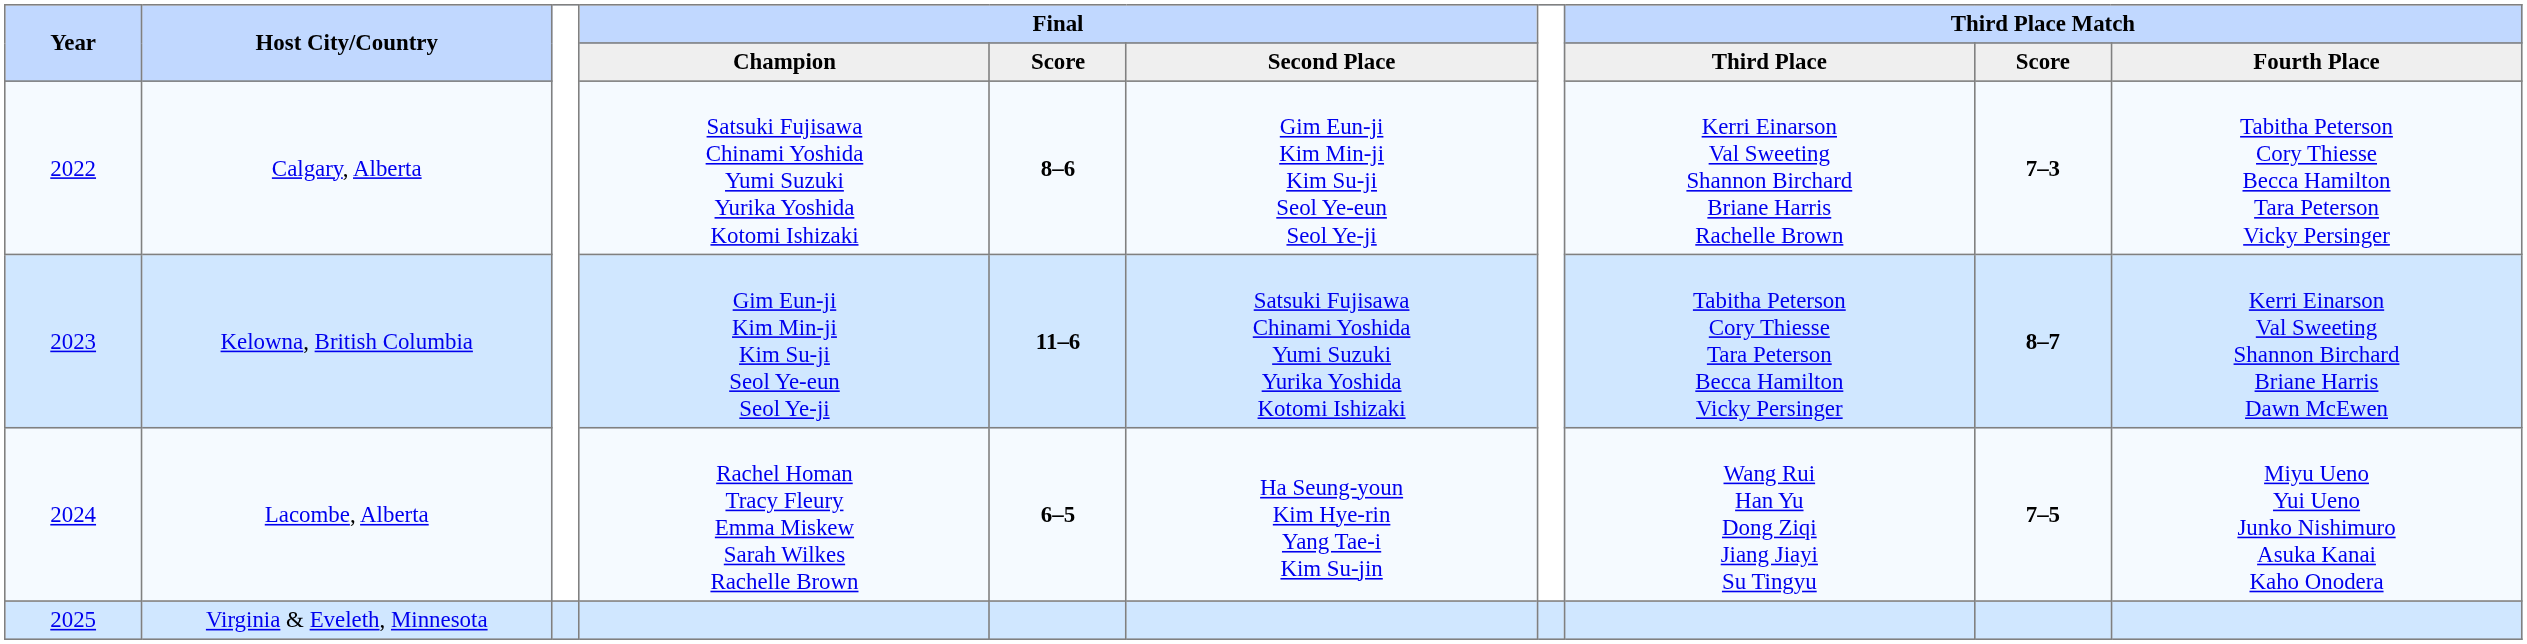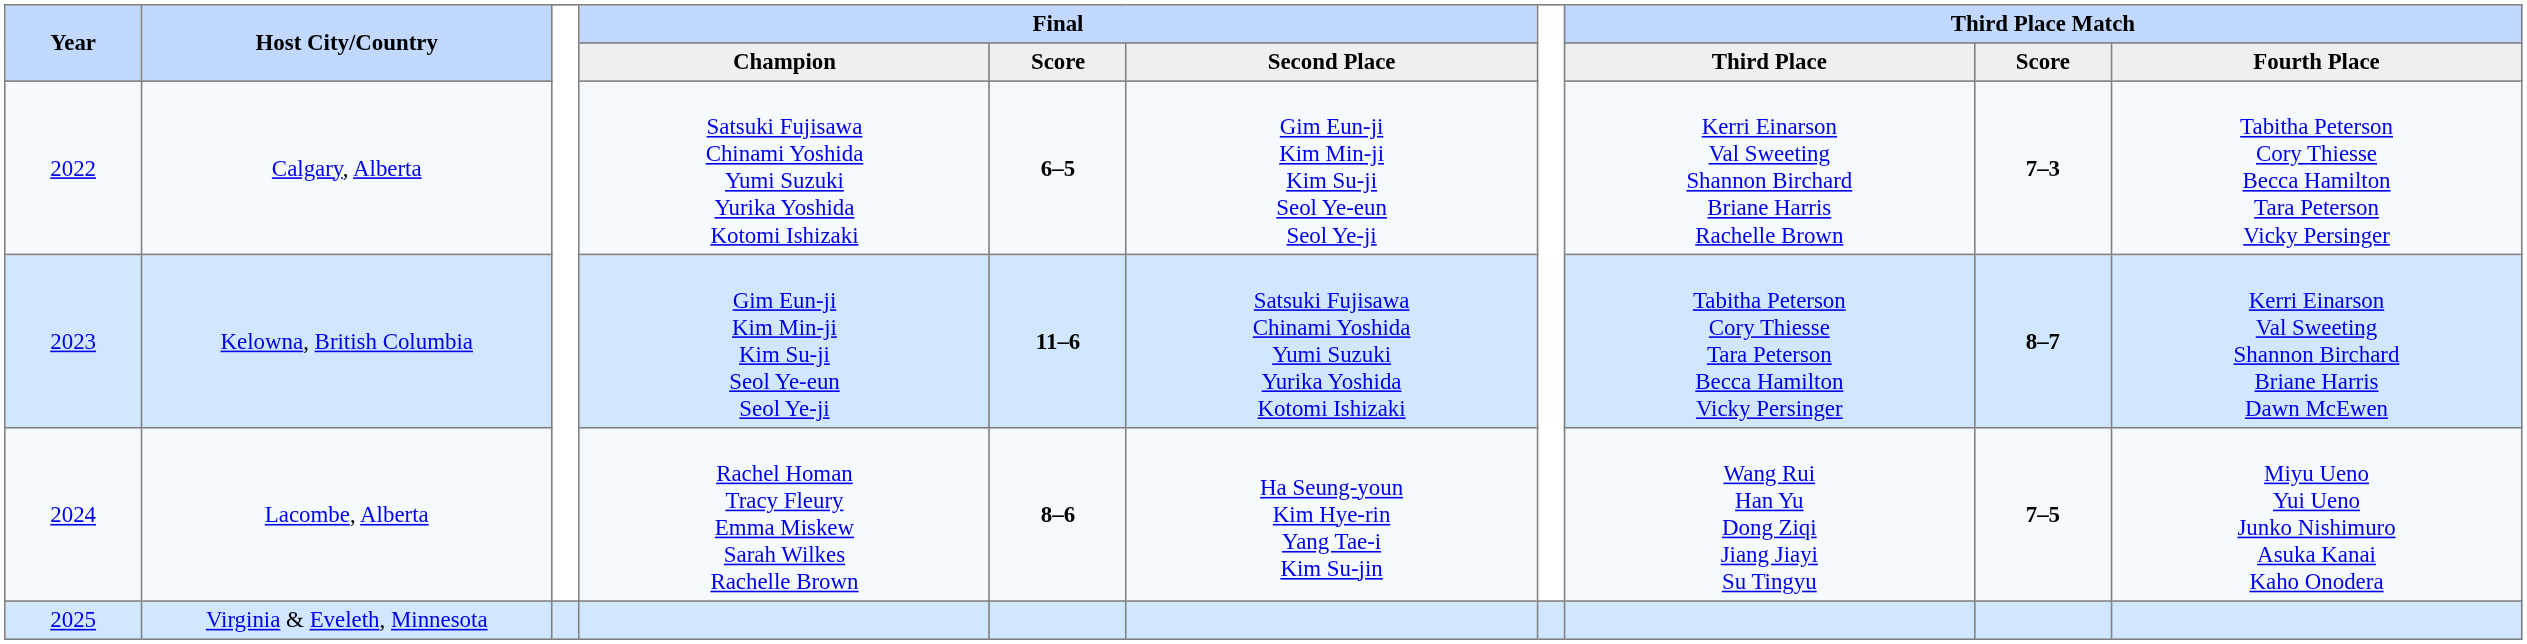(1058, 167) 8–6 -> (1058, 167) 6–5
(1058, 514) 6–5 -> (1058, 514) 8–6
